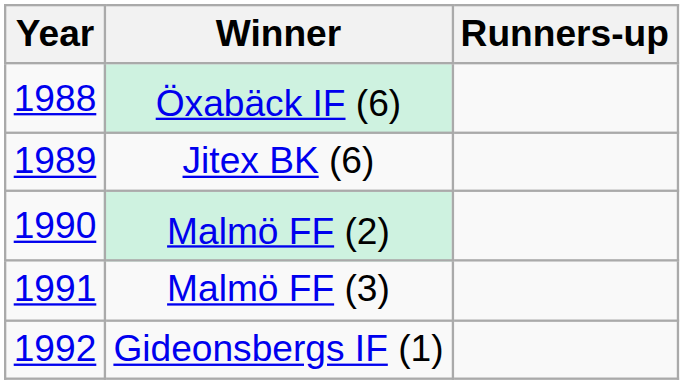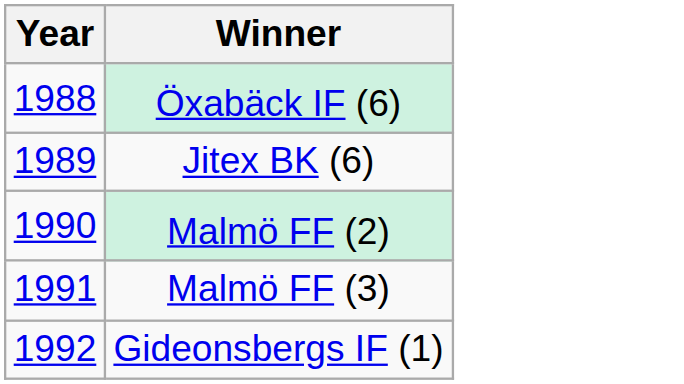- column: (565, 33)
